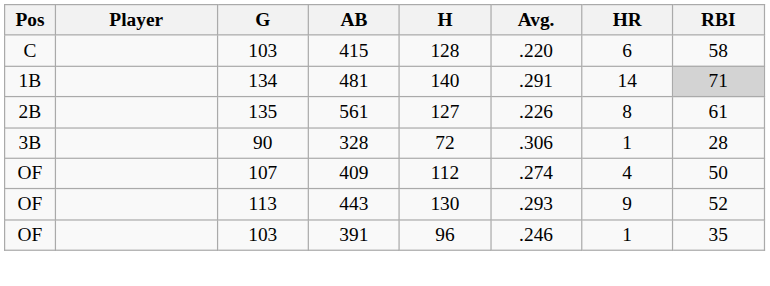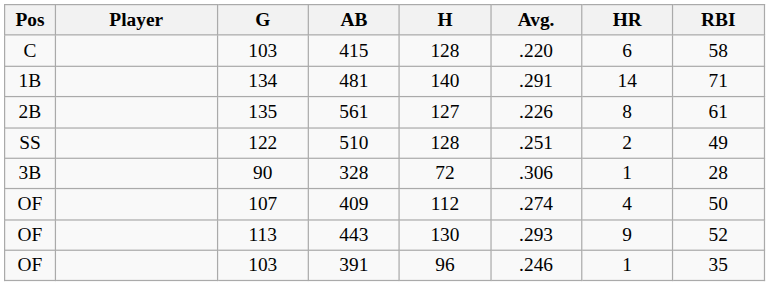(718, 81) lightgrey background -> (718, 81) no background
+ row: (354, 142)
